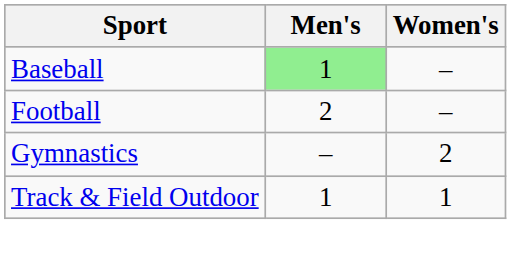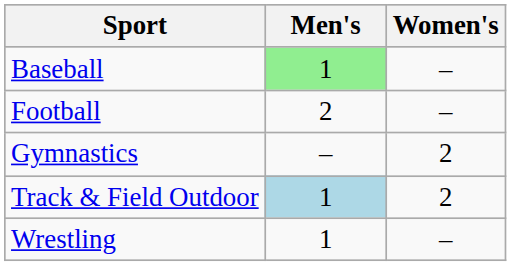(326, 196) no background -> (326, 196) lightblue background
(446, 196) 1 -> (446, 196) 2
+ row: (63, 238)
